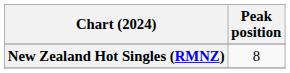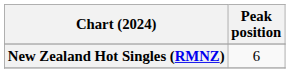(256, 56) 8 -> (256, 56) 6
